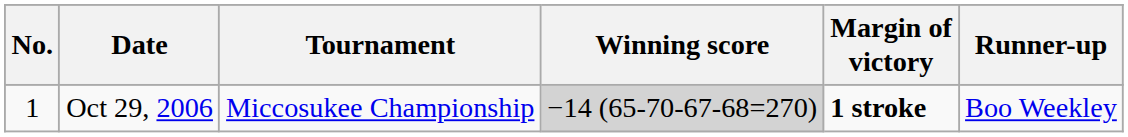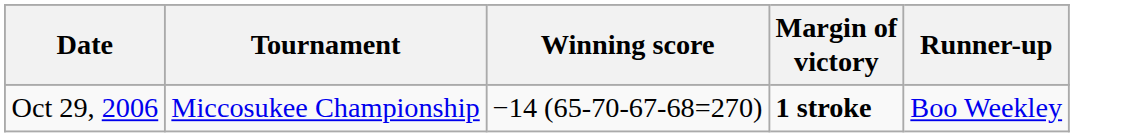- column: (32, 44)
(682, 108) lightgrey background -> (628, 108) no background
